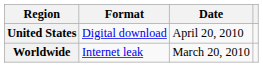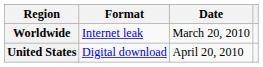rows swapped: (42, 52) <-> (42, 33)
